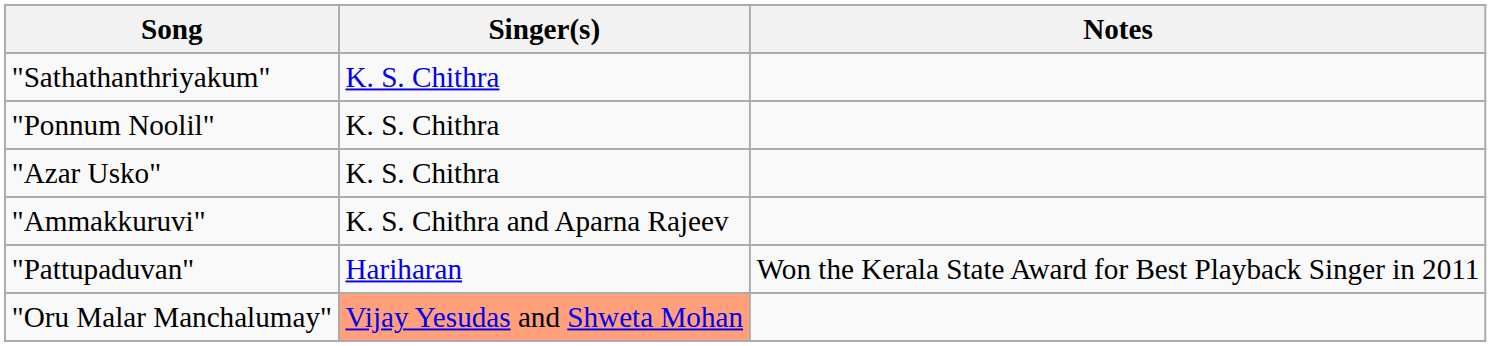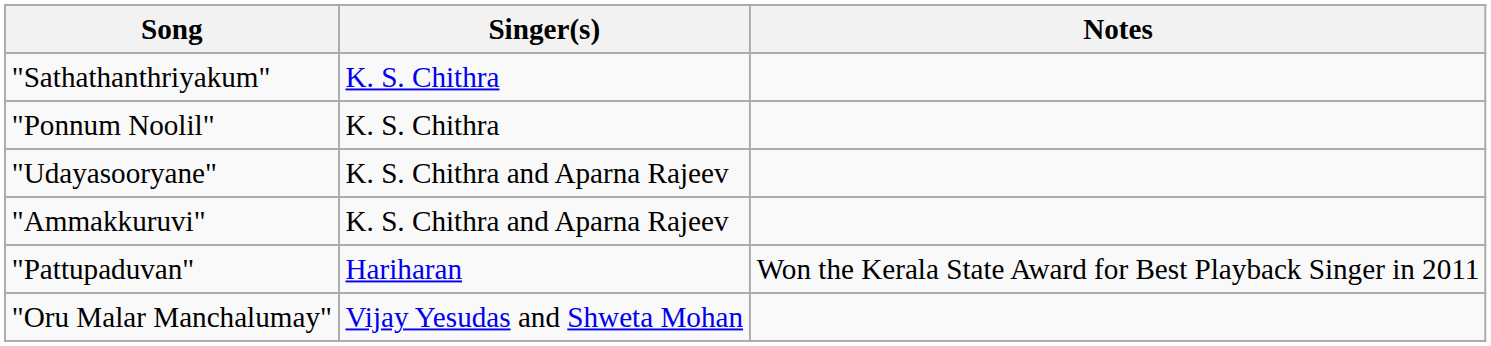- row: (86, 173)
+ row: (114, 173)
(544, 317) lightsalmon background -> (544, 317) no background
